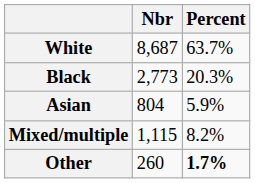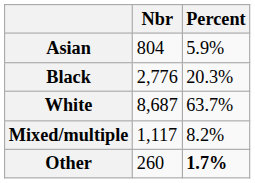rows swapped: (69, 47) <-> (69, 105)
(157, 76) 2,773 -> (157, 76) 2,776
(157, 134) 1,115 -> (157, 134) 1,117
